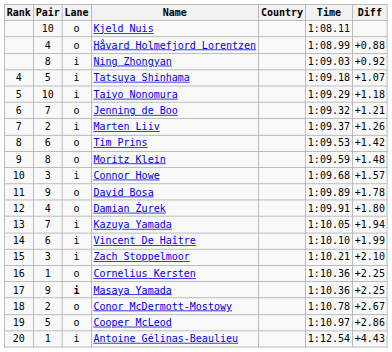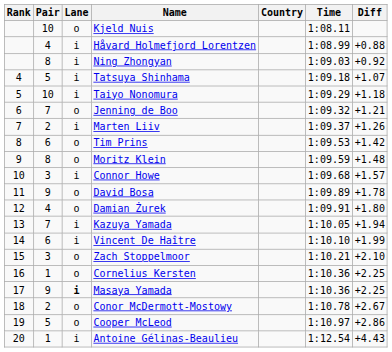(77, 45) o -> (77, 45) i
(77, 257) i -> (77, 257) o
